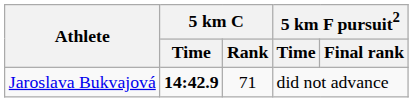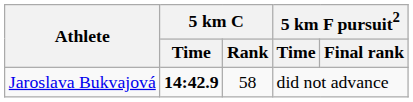(248, 82) 71 -> (248, 82) 58
